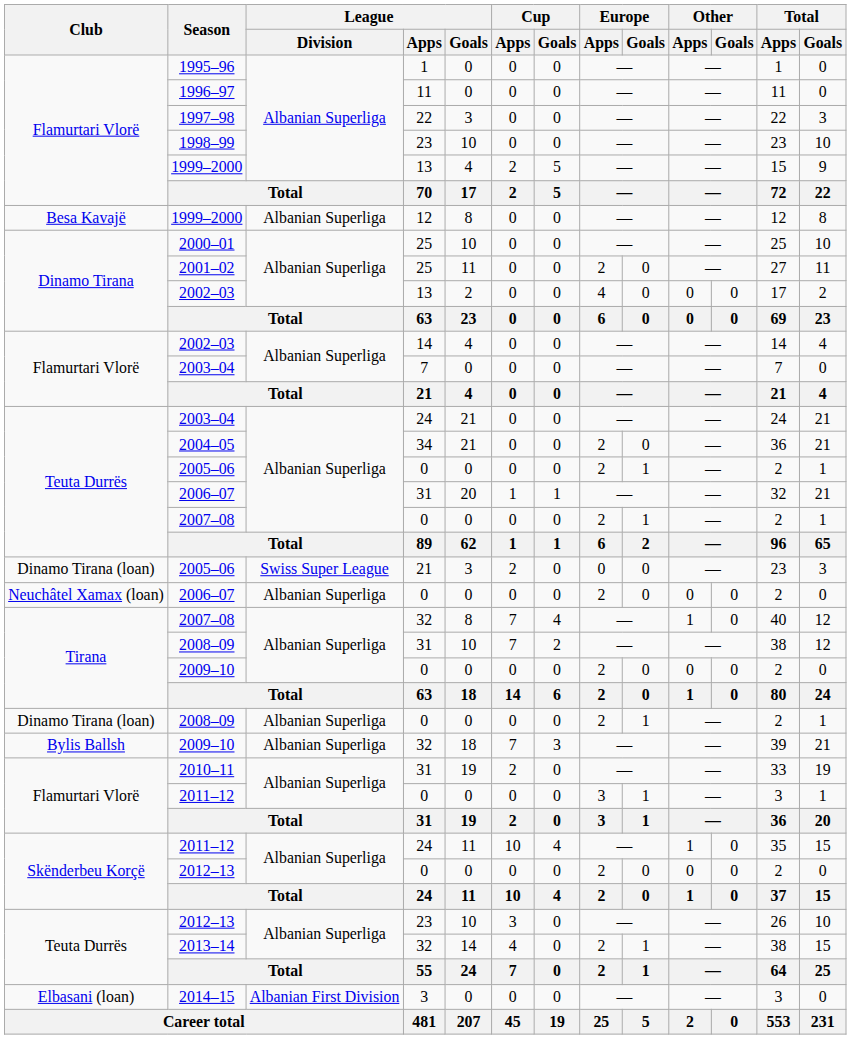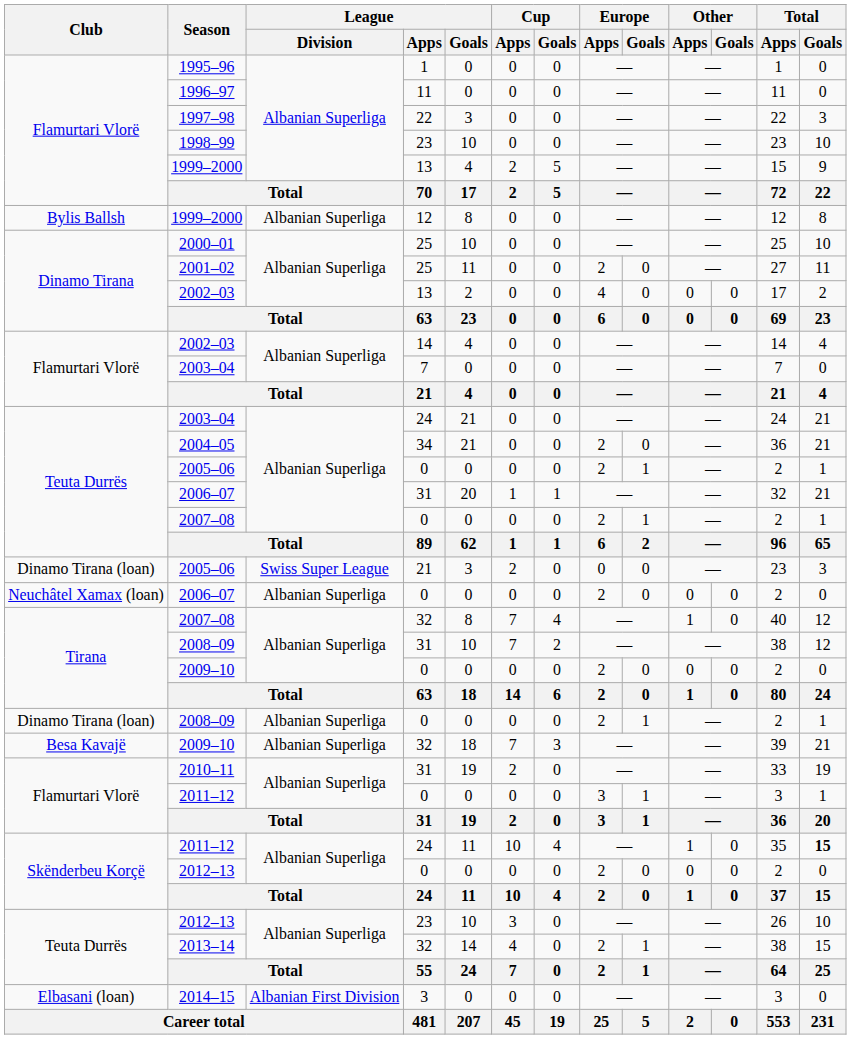(86, 218) Besa Kavajë -> (86, 218) Bylis Ballsh
(86, 745) Bylis Ballsh -> (86, 745) Besa Kavajë
(823, 846) normal -> (823, 846) bold
